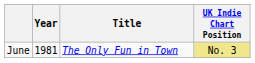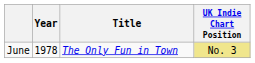(46, 50) 1981 -> (46, 50) 1978
